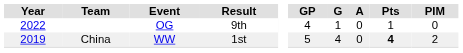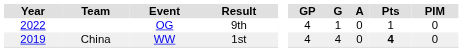(307, 39) 5 -> (307, 39) 4
(435, 39) 2 -> (435, 39) 0
